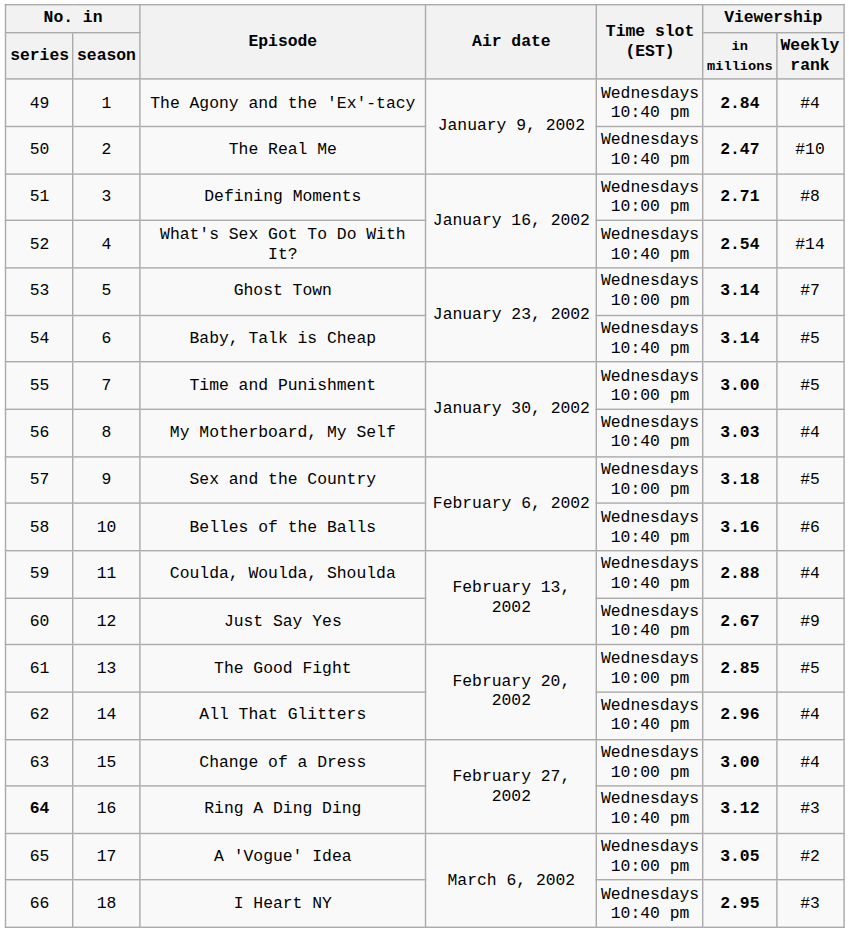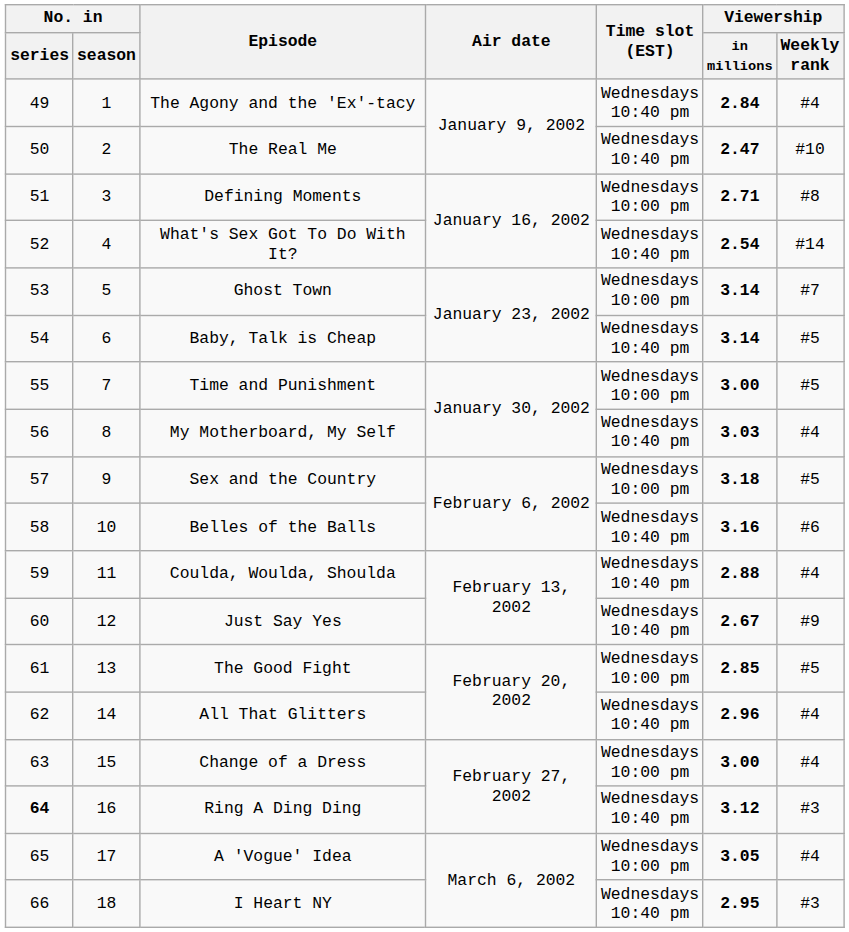(810, 856) #2 -> (810, 856) #4
